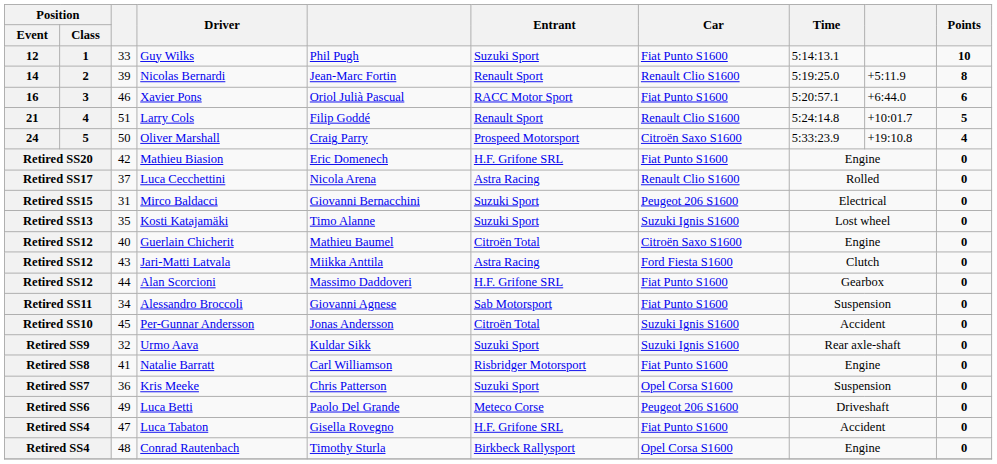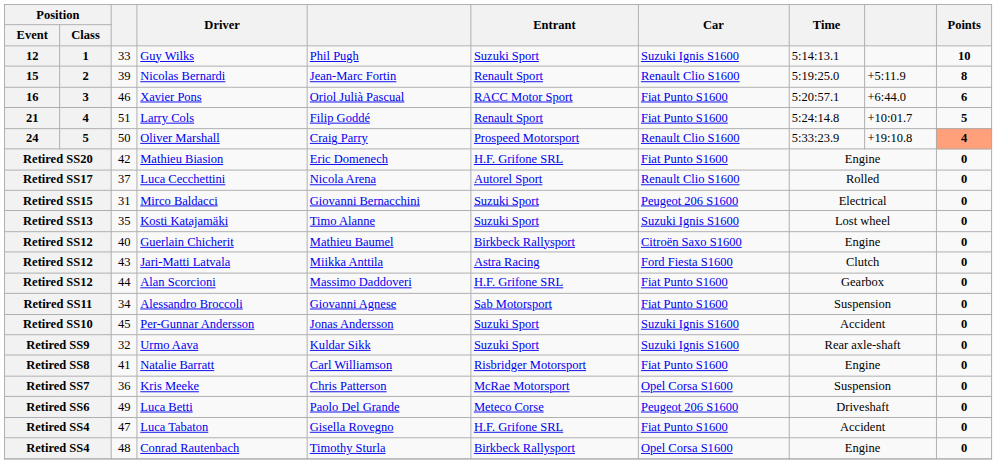(684, 55) Fiat Punto S1600 -> (690, 55) Suzuki Ignis S1600
(32, 76) 14 -> (32, 76) 15
(690, 117) Renault Clio S1600 -> (684, 117) Fiat Punto S1600
(691, 138) Citroën Saxo S1600 -> (690, 138) Renault Clio S1600
(964, 138) no background -> (964, 138) lightsalmon background
(507, 179) Astra Racing -> (508, 179) Autorel Sport
(507, 241) Citroën Total -> (524, 241) Birkbeck Rallysport
(507, 324) Citroën Total -> (506, 324) Suzuki Sport
(506, 385) Suzuki Sport -> (522, 385) McRae Motorsport
